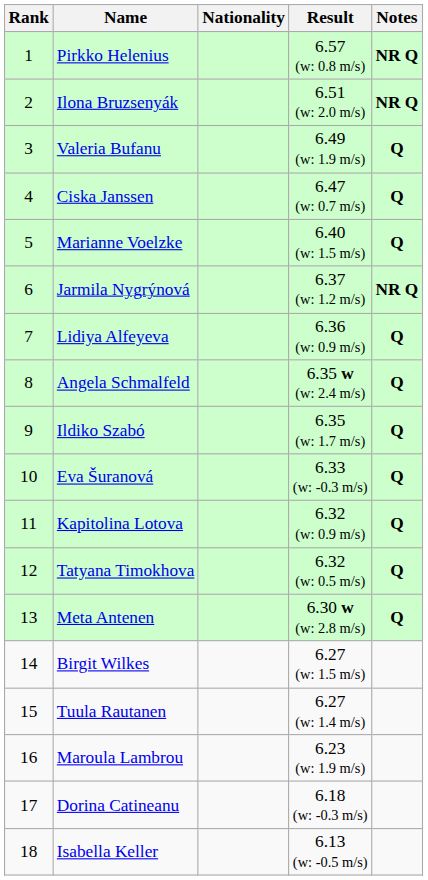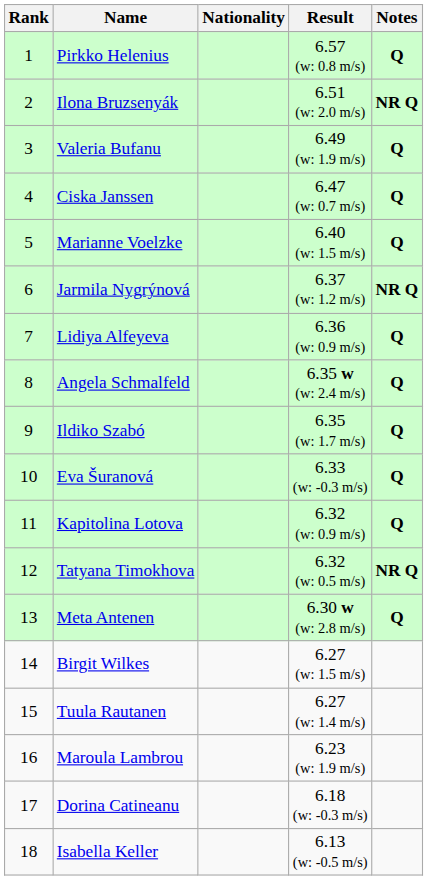(397, 55) NR Q -> (397, 55) Q
(397, 570) Q -> (397, 570) NR Q
